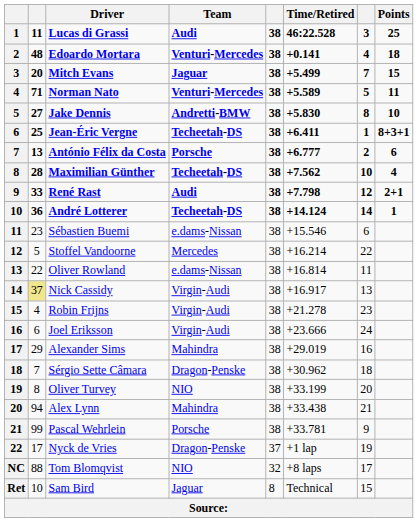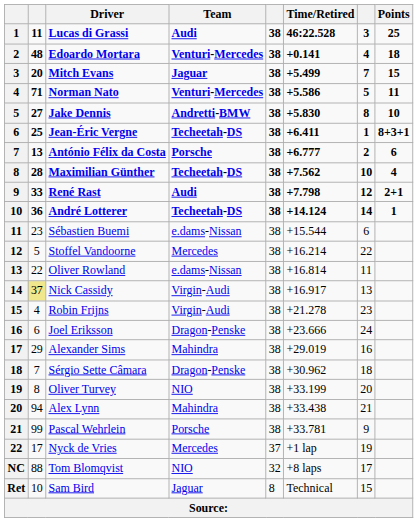(303, 92) +5.589 -> (303, 92) +5.586
(306, 231) +15.546 -> (306, 231) +15.544
(201, 329) Virgin-Audi -> (208, 329) Dragon-Penske
(208, 448) Dragon-Penske -> (195, 448) Mercedes
